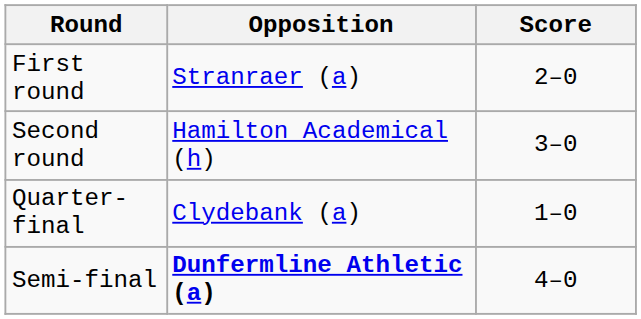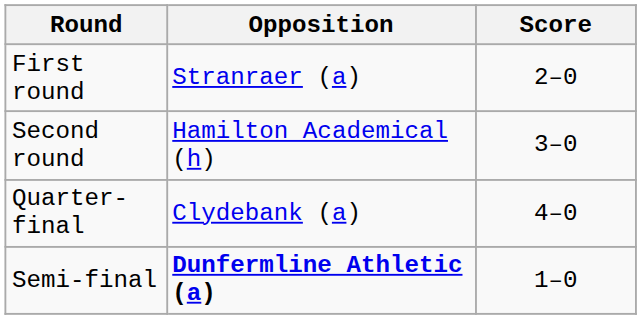(556, 213) 1–0 -> (556, 213) 4–0
(556, 280) 4–0 -> (556, 280) 1–0
